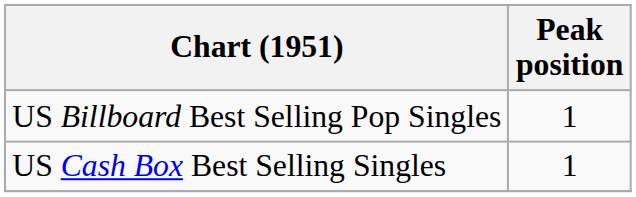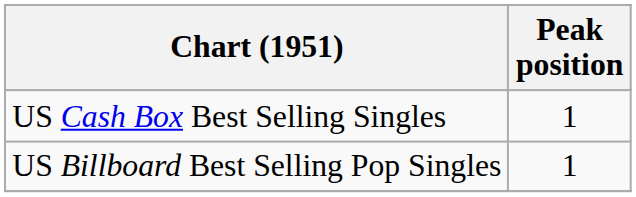rows swapped: (257, 115) <-> (229, 165)
